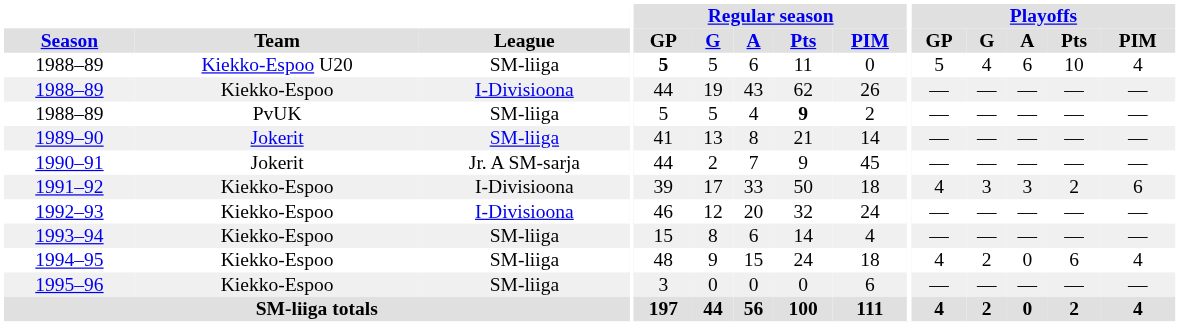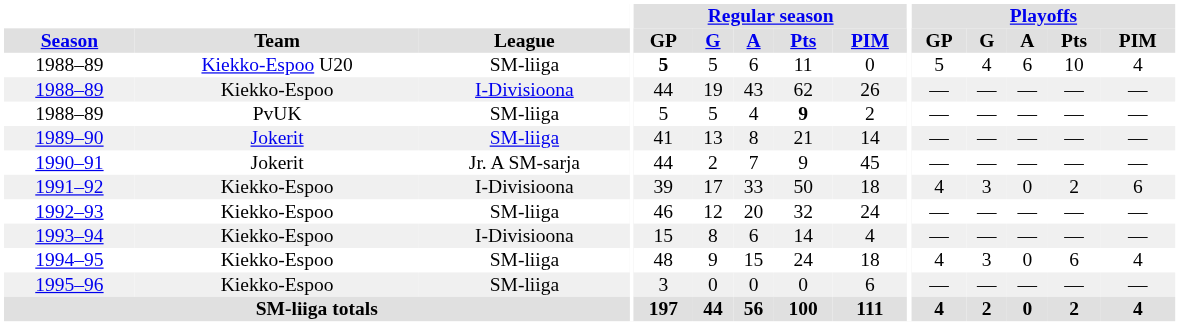(1027, 186) 3 -> (1027, 186) 0
(524, 211) I-Divisioona -> (524, 211) SM-liiga
(524, 235) SM-liiga -> (524, 235) I-Divisioona
(987, 260) 2 -> (987, 260) 3
